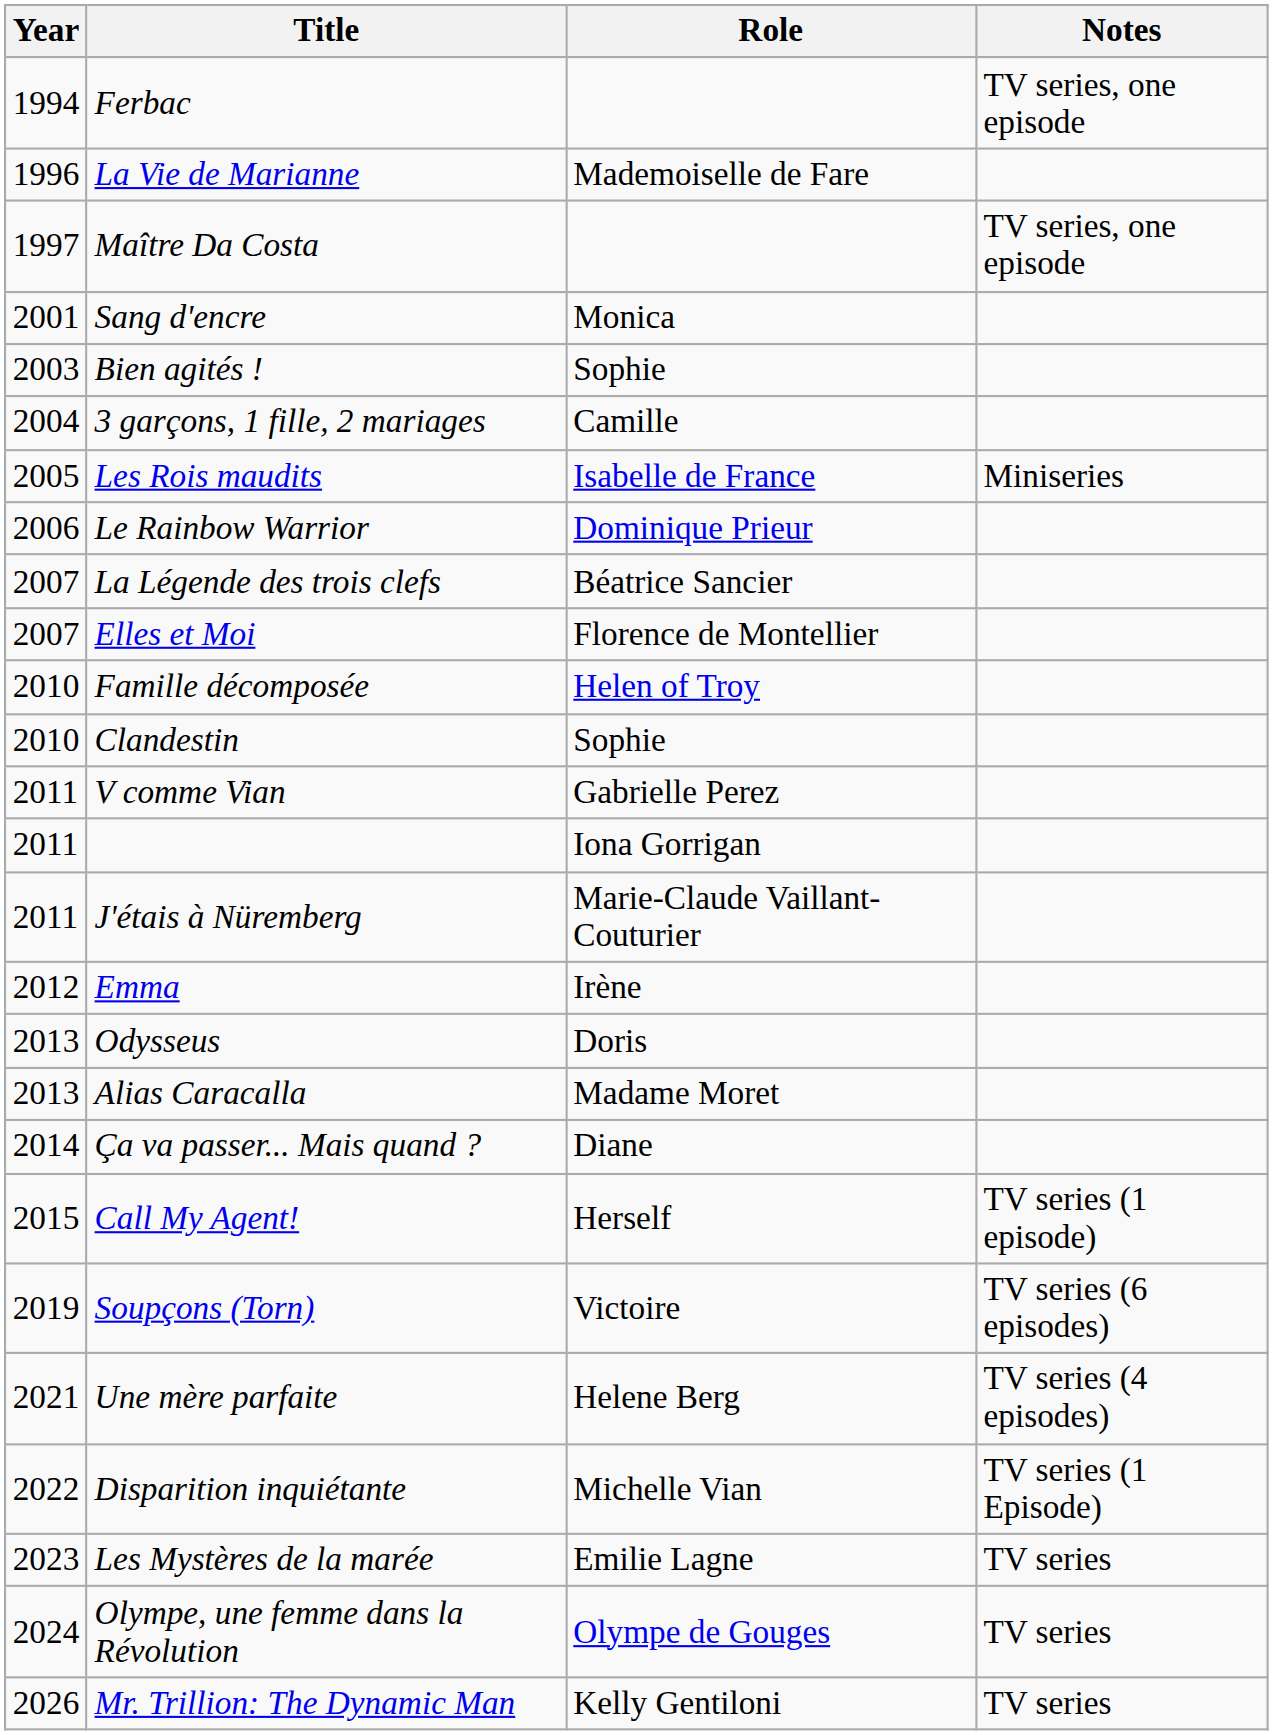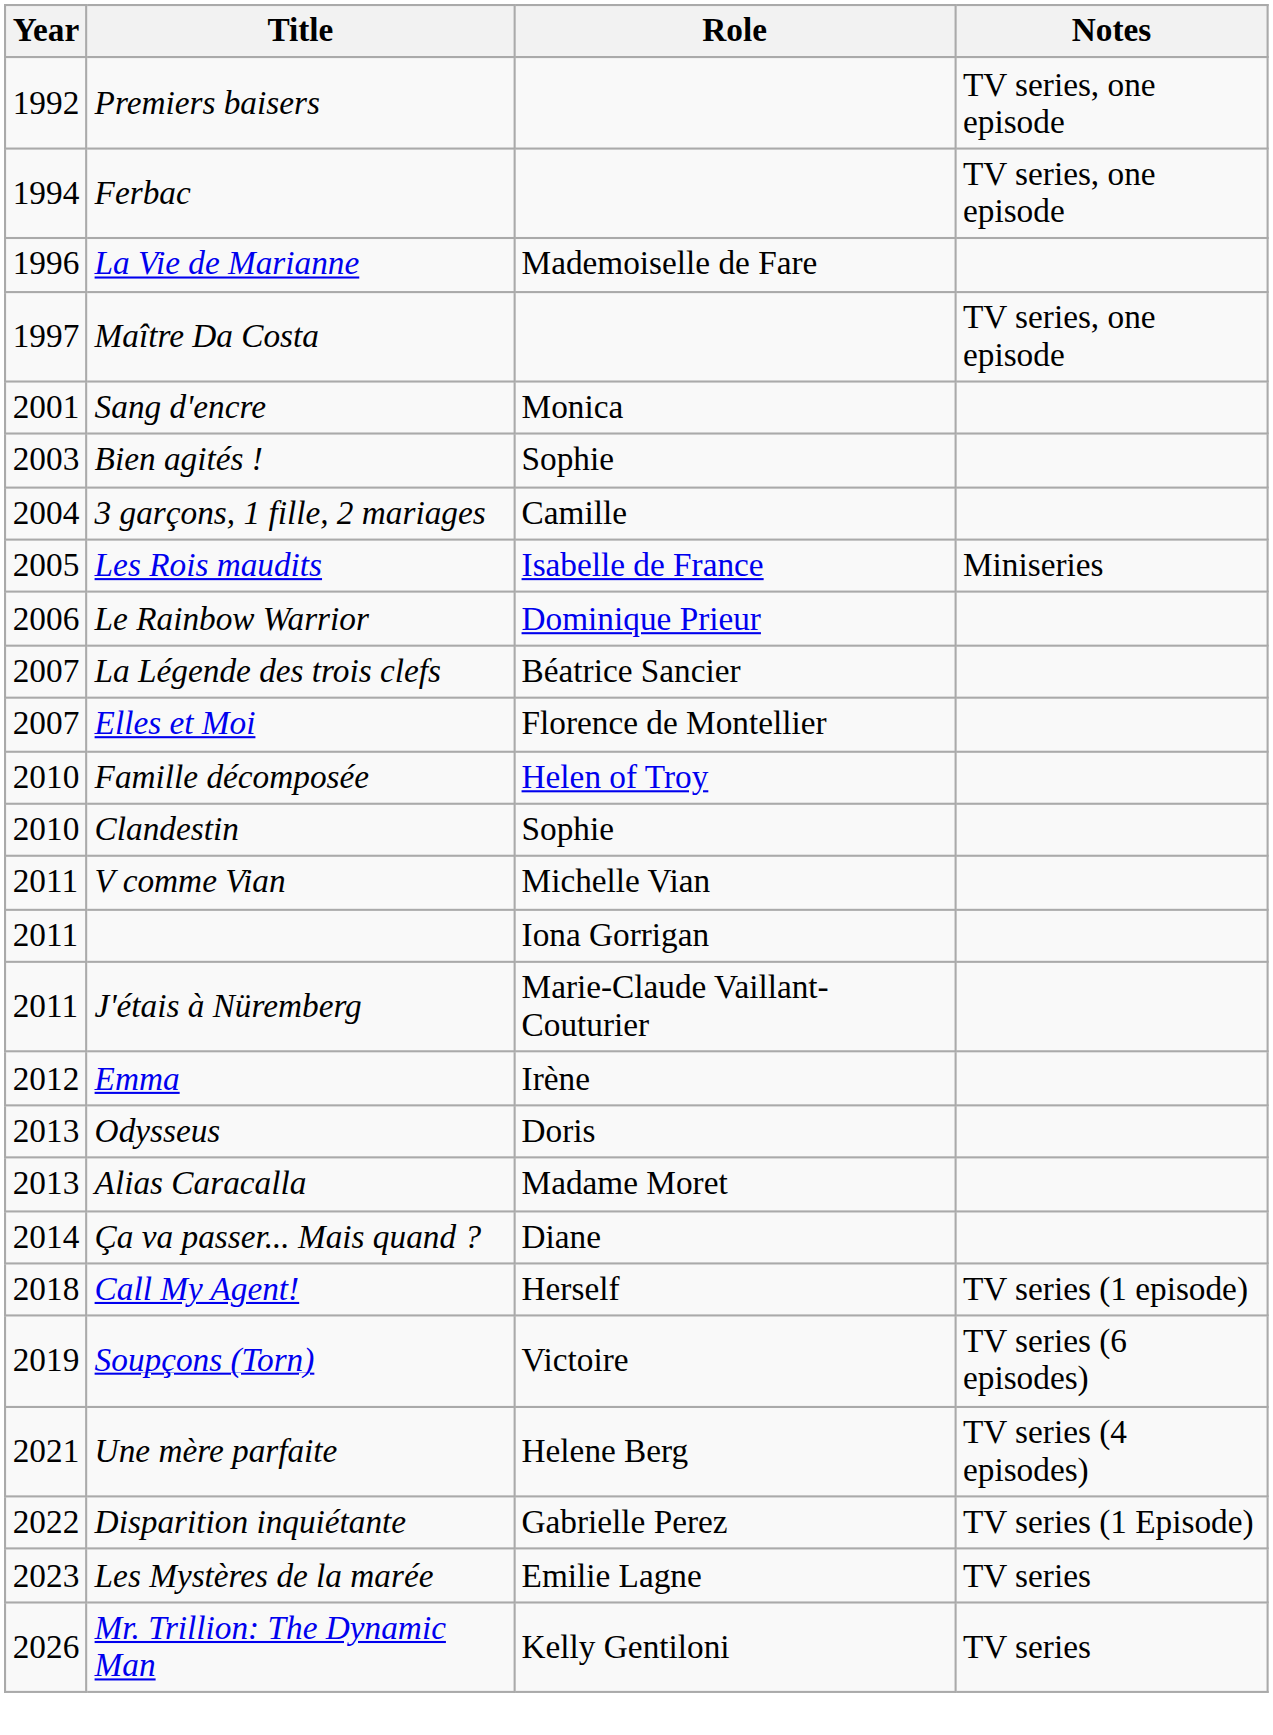+ row: (207, 102)
(676, 791) Gabrielle Perez -> (616, 882) Michelle Vian
(46, 1217) 2015 -> (46, 1289) 2018
(668, 1488) Michelle Vian -> (625, 1522) Gabrielle Perez
- row: (279, 1631)
